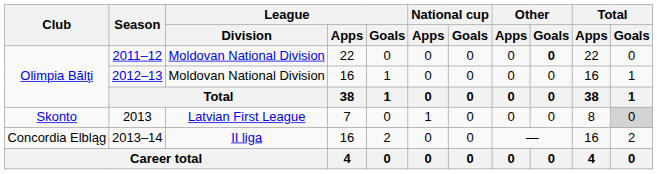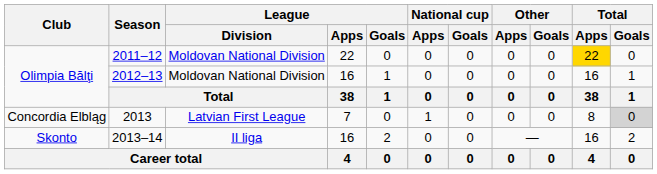(551, 55) bold -> (551, 55) normal
(591, 55) no background -> (591, 55) gold background
(57, 117) Skonto -> (57, 117) Concordia Elbląg
(57, 138) Concordia Elbląg -> (57, 138) Skonto
